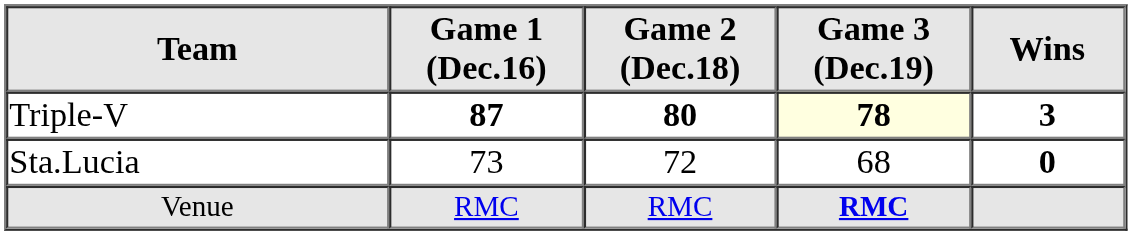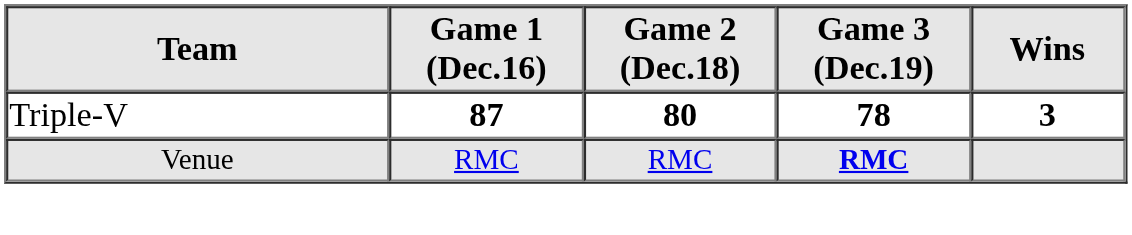(874, 114) lightyellow background -> (874, 114) no background
- row: (74, 161)
